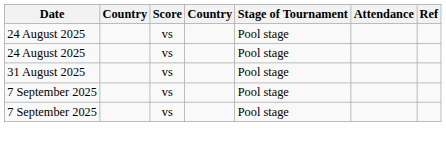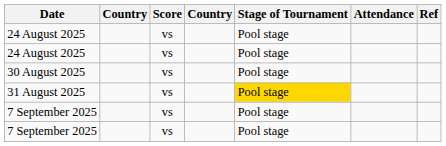+ row: (46, 72)
(263, 72) no background -> (263, 92) gold background
